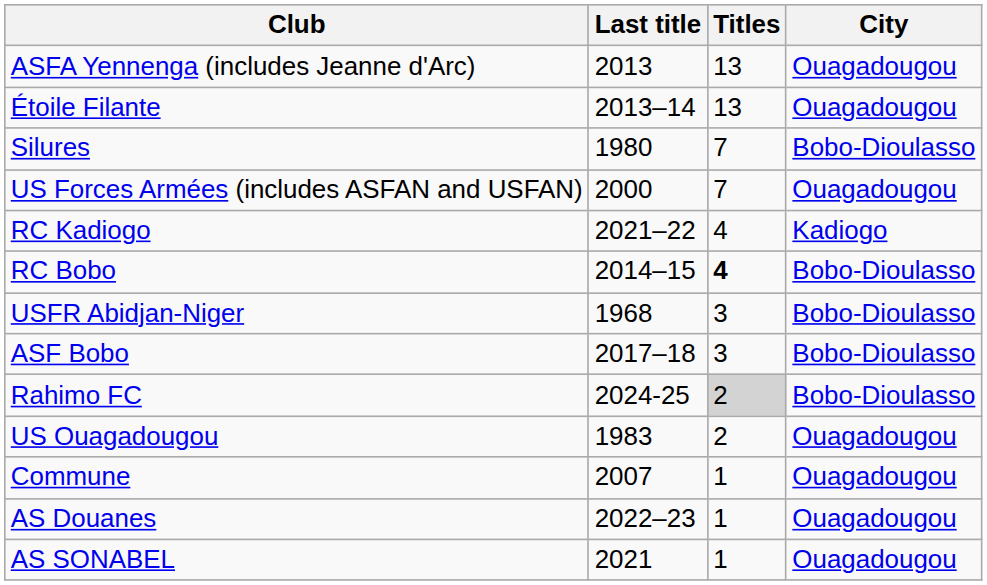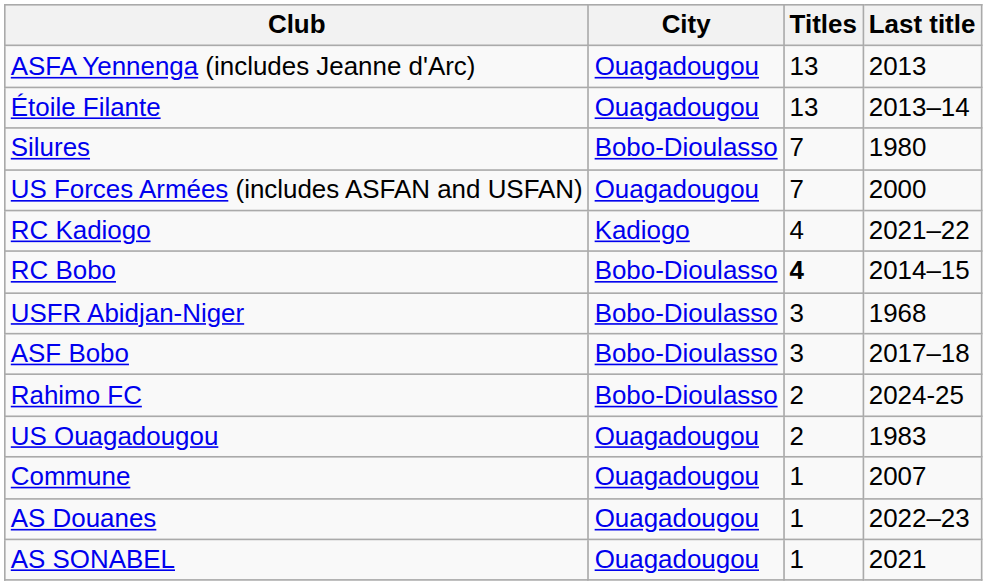columns swapped: (884, 25) <-> (648, 25)
(720, 395) lightgrey background -> (797, 395) no background
